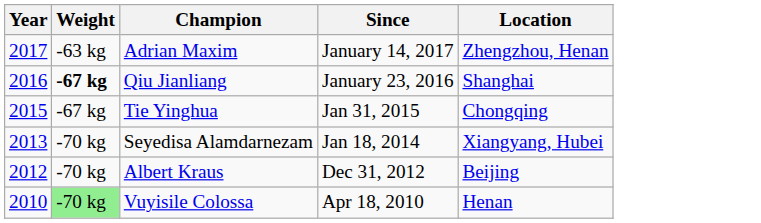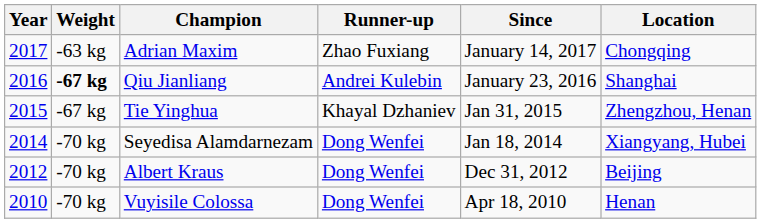+ column: (389, 19)
(536, 50) Zhengzhou, Henan -> (648, 50) Chongqing
(505, 111) Chongqing -> (678, 111) Zhengzhou, Henan
(28, 141) 2013 -> (28, 141) 2014
(81, 202) lightgreen background -> (81, 202) no background
